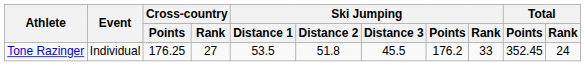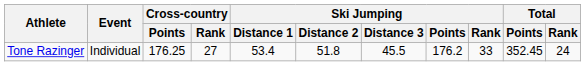(263, 52) 53.5 -> (263, 52) 53.4
